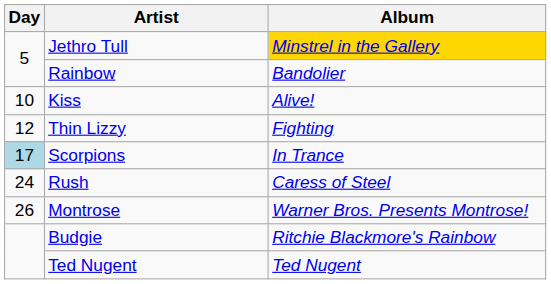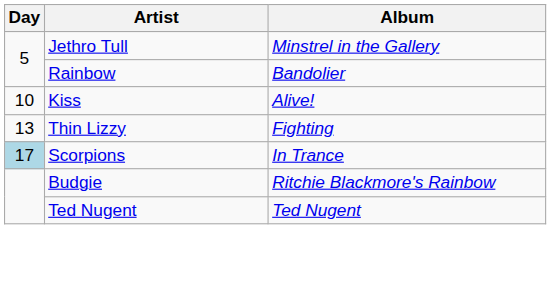(356, 45) gold background -> (356, 45) no background
(24, 127) 12 -> (24, 127) 13
- row: (68, 182)
- row: (84, 210)
